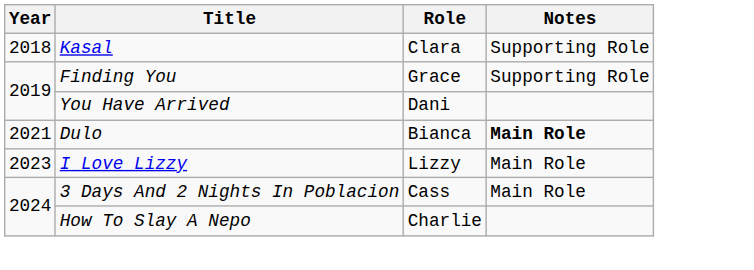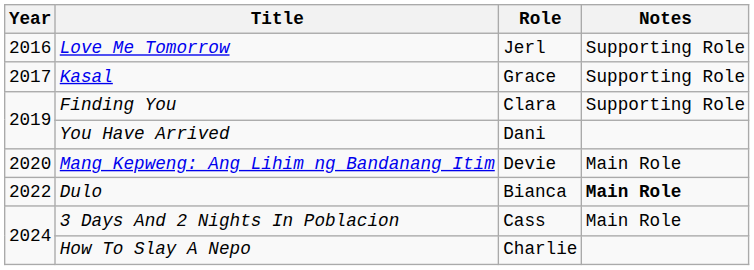+ row: (145, 48)
(30, 48) 2018 -> (30, 77) 2017
(434, 48) Clara -> (530, 77) Grace
(434, 77) Grace -> (530, 106) Clara
+ row: (277, 163)
(30, 134) 2021 -> (30, 192) 2022
- row: (123, 163)
